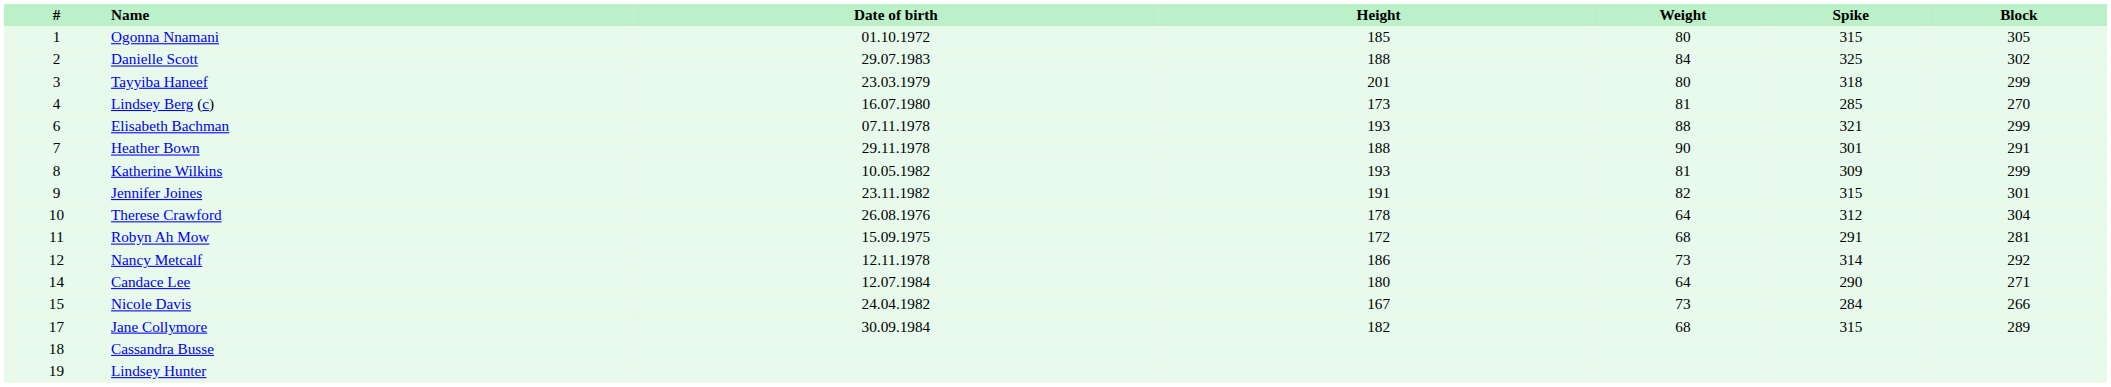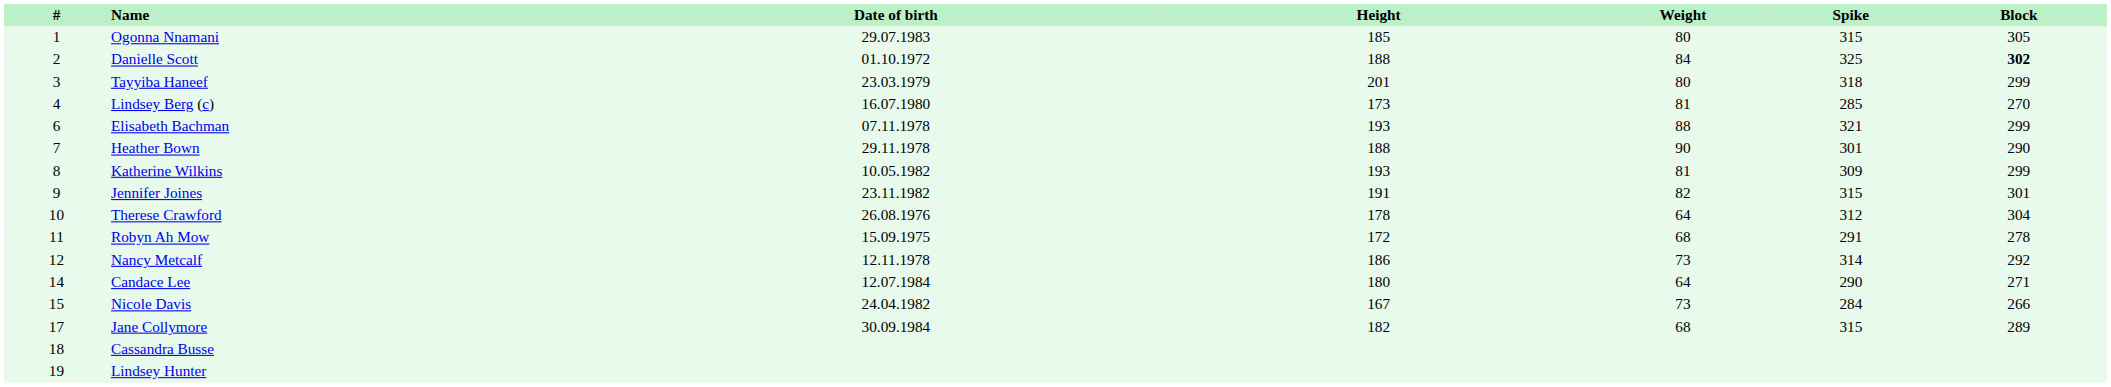(896, 37) 01.10.1972 -> (896, 37) 29.07.1983
(896, 59) 29.07.1983 -> (896, 59) 01.10.1972
(2019, 59) normal -> (2019, 59) bold
(2019, 148) 291 -> (2019, 148) 290
(2019, 237) 281 -> (2019, 237) 278
